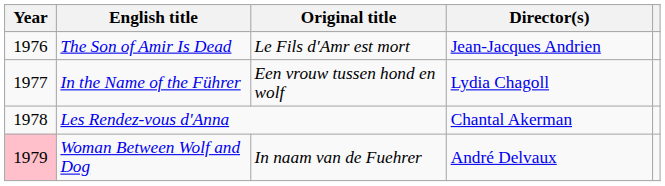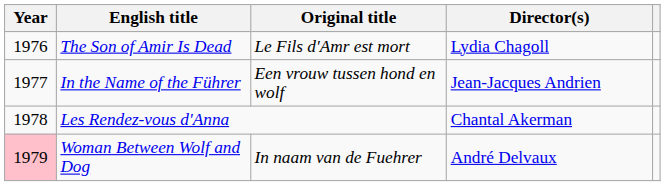(526, 45) Jean-Jacques Andrien -> (500, 45) Lydia Chagoll
(500, 82) Lydia Chagoll -> (526, 82) Jean-Jacques Andrien
